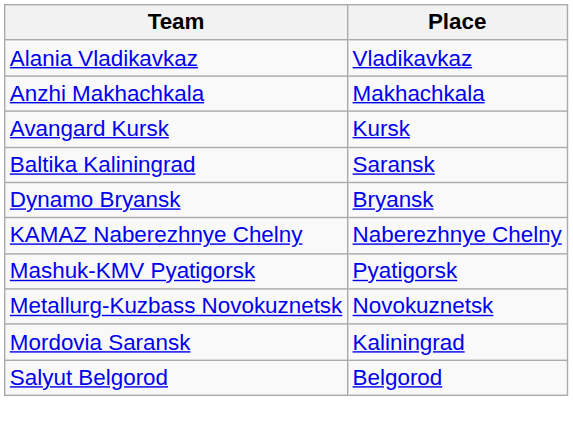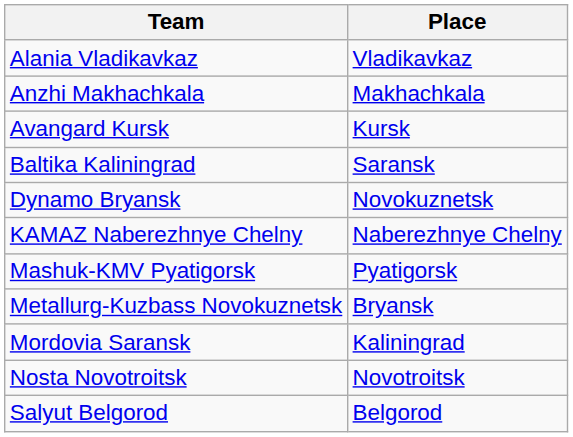(393, 199) Bryansk -> (423, 199) Novokuznetsk
(423, 306) Novokuznetsk -> (393, 306) Bryansk
+ row: (98, 377)
